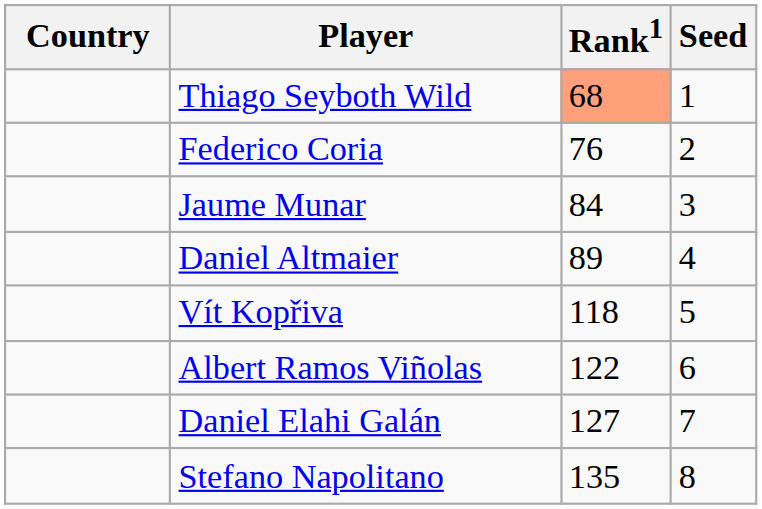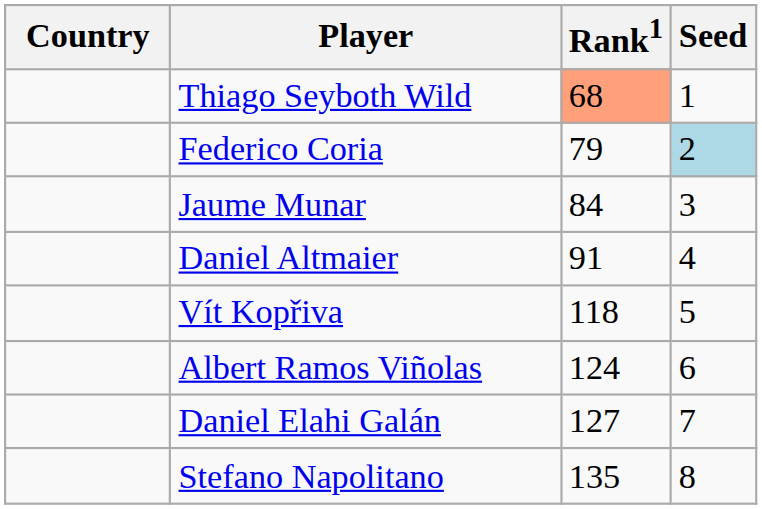(586, 149) 76 -> (586, 149) 79
(687, 149) no background -> (687, 149) lightblue background
(586, 258) 89 -> (586, 258) 91
(595, 366) 122 -> (595, 366) 124
